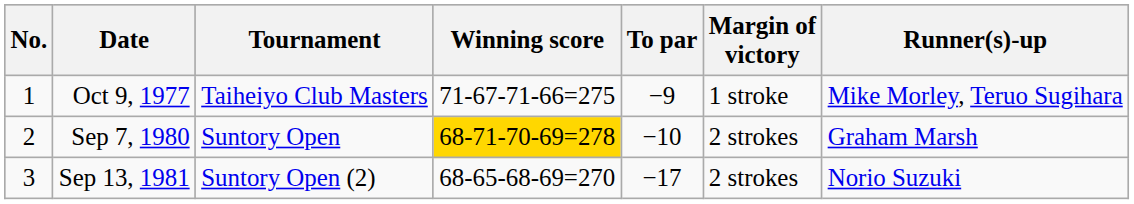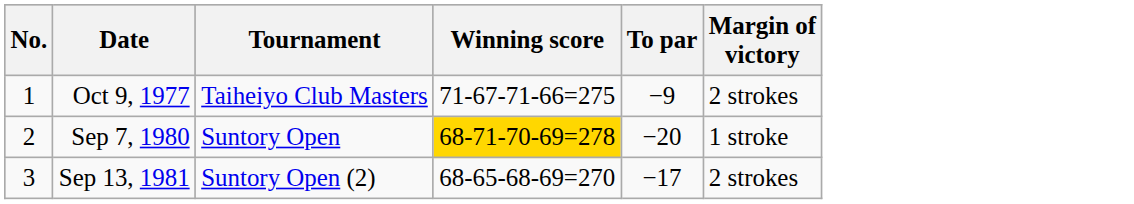- column: (975, 39)
(749, 95) 1 stroke -> (753, 95) 2 strokes
(662, 136) −10 -> (662, 136) −20
(753, 136) 2 strokes -> (749, 136) 1 stroke
